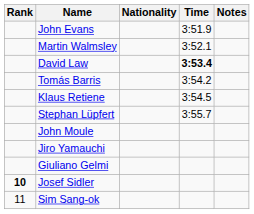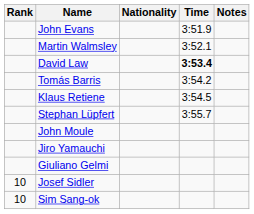(20, 183) bold -> (20, 183) normal
(20, 200) 11 -> (20, 200) 10
